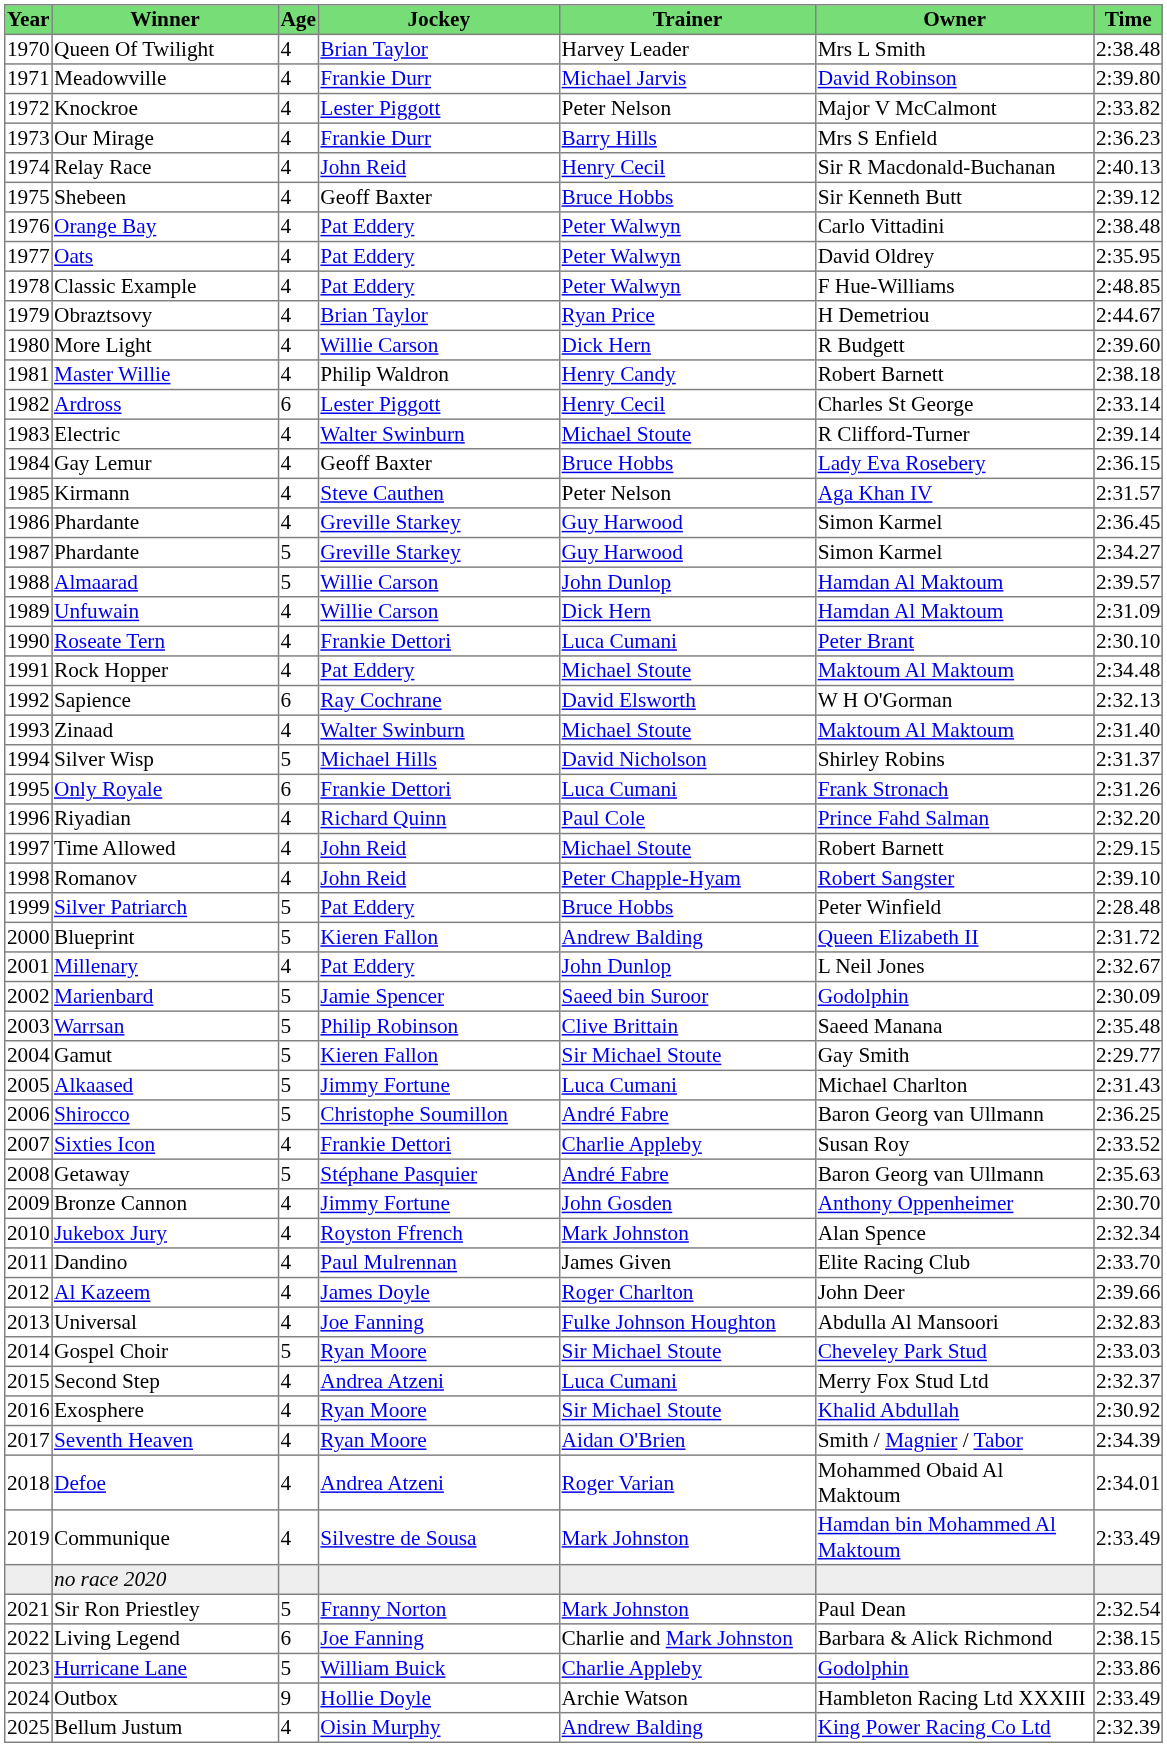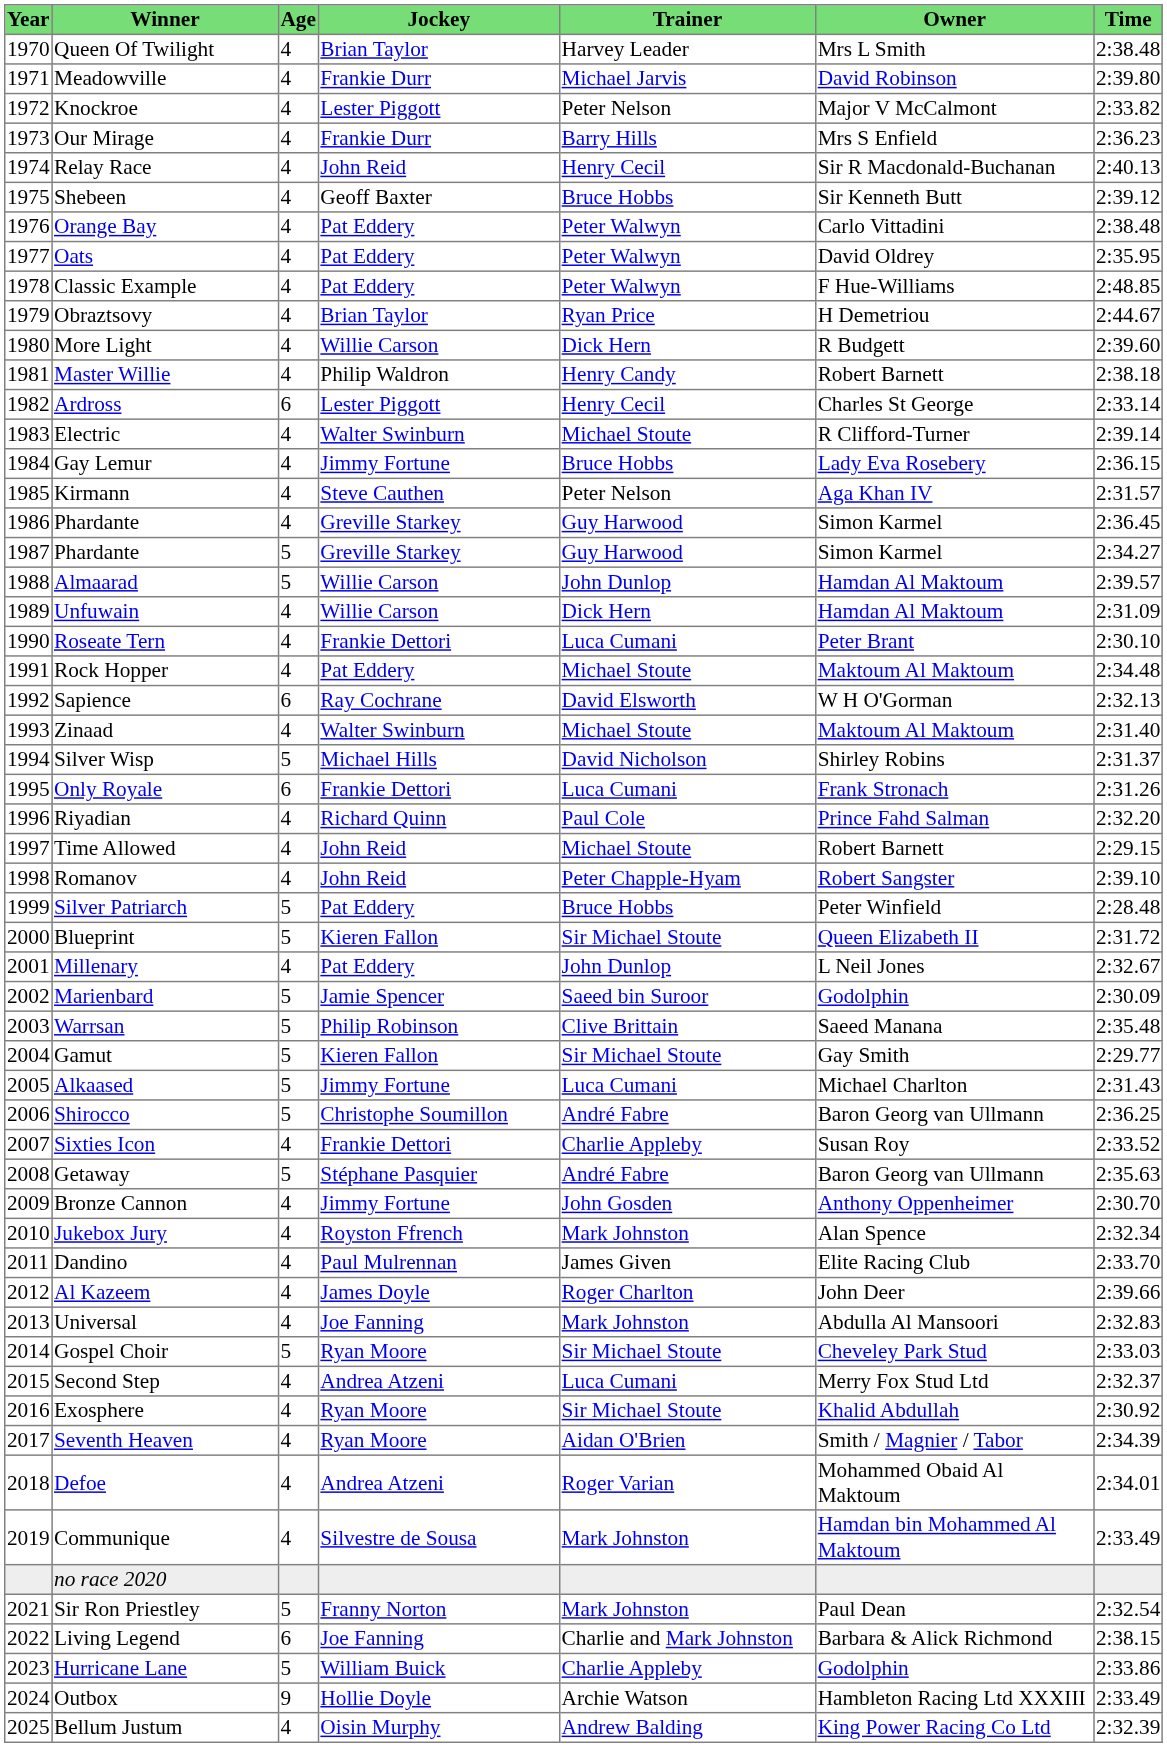(376, 463) Geoff Baxter -> (385, 463) Jimmy Fortune
(632, 936) Andrew Balding -> (641, 936) Sir Michael Stoute
(669, 1321) Fulke Johnson Houghton -> (625, 1321) Mark Johnston
